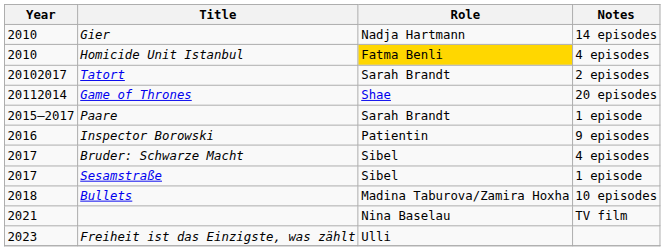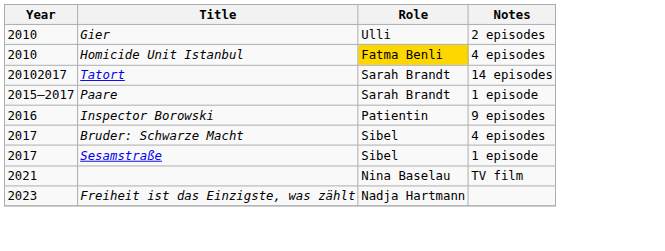(413, 35) Nadja Hartmann -> (376, 35) Ulli
(616, 35) 14 episodes -> (508, 35) 2 episodes
(612, 75) 2 episodes -> (512, 75) 14 episodes
- row: (37, 95)
- row: (22, 196)
(376, 236) Ulli -> (413, 196) Nadja Hartmann
